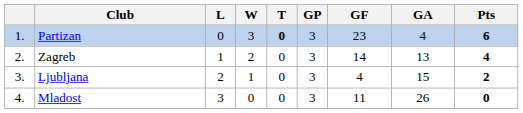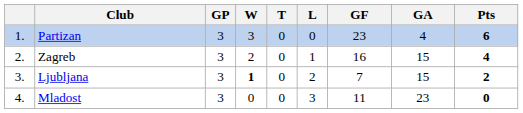columns swapped: (312, 14) <-> (220, 14)
(282, 35) bold -> (282, 35) normal
(359, 56) 14 -> (359, 56) 16
(423, 56) 13 -> (423, 56) 15
(251, 77) normal -> (251, 77) bold
(359, 77) 4 -> (359, 77) 7
(423, 98) 26 -> (423, 98) 23
